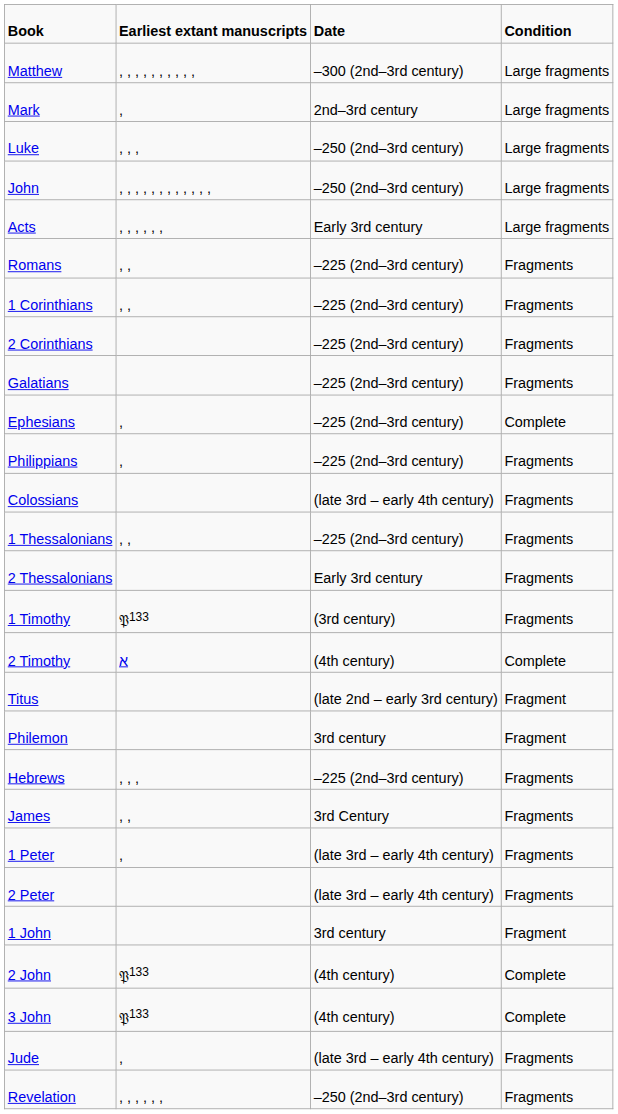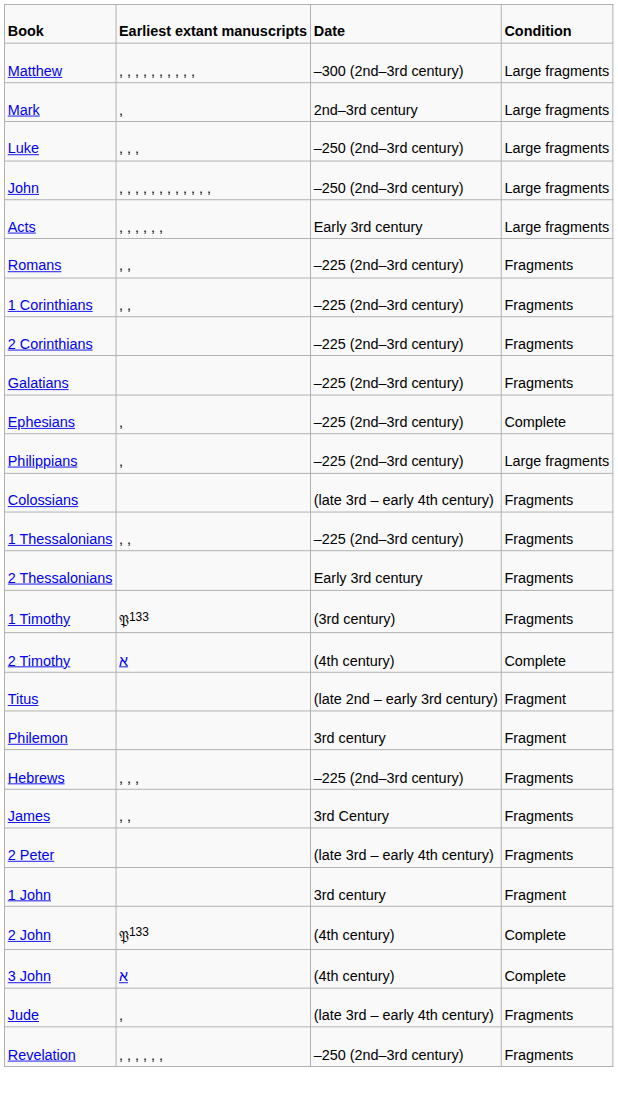(539, 461) Fragments -> (557, 461) Large fragments
- row: (31, 855)
(134, 1017) 𝔓133 -> (124, 976) א
